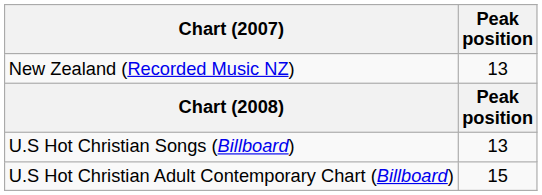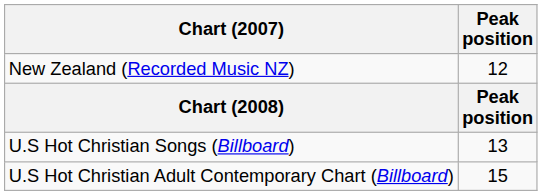(498, 68) 13 -> (498, 68) 12
